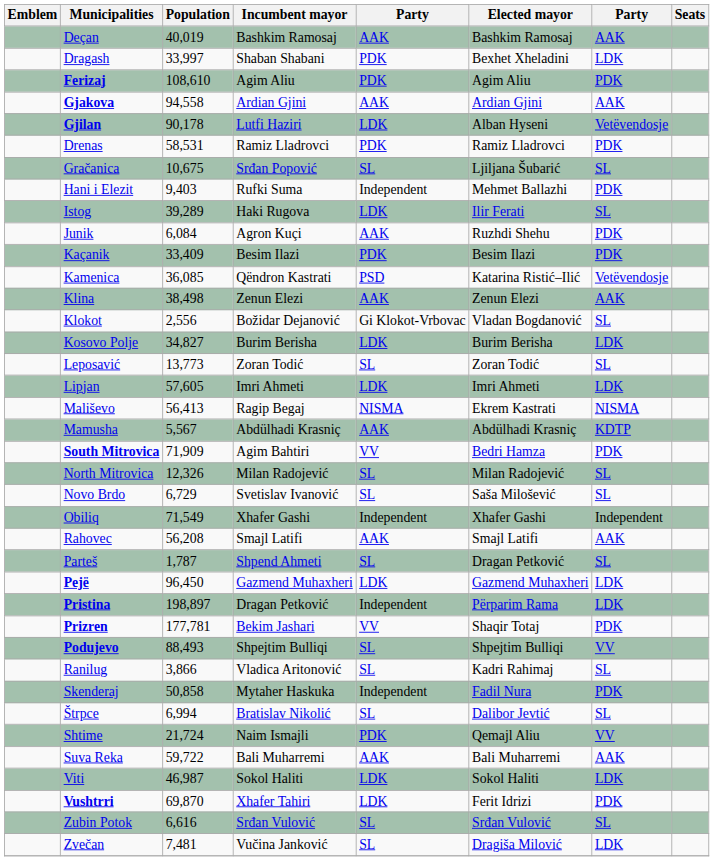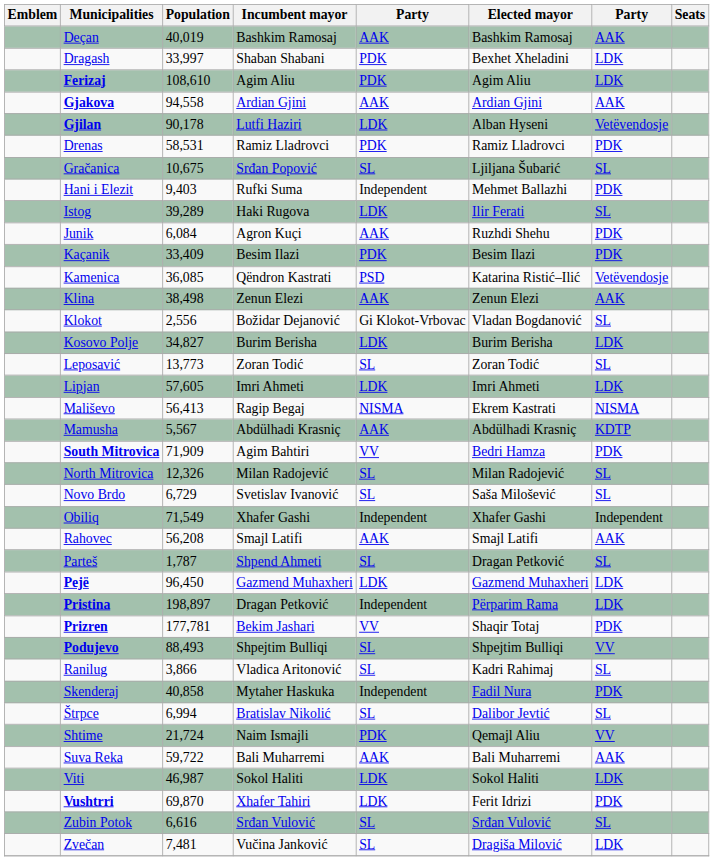(609, 80) PDK -> (609, 80) LDK
(185, 691) 50,858 -> (185, 691) 40,858
